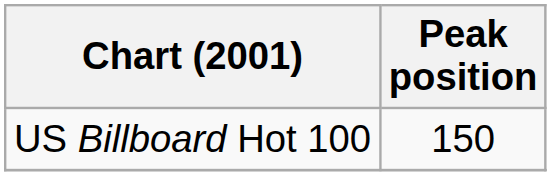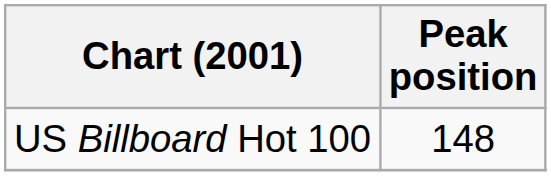(463, 138) 150 -> (463, 138) 148
